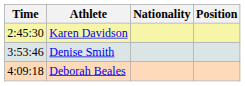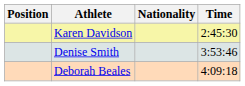columns swapped: (217, 14) <-> (25, 14)
